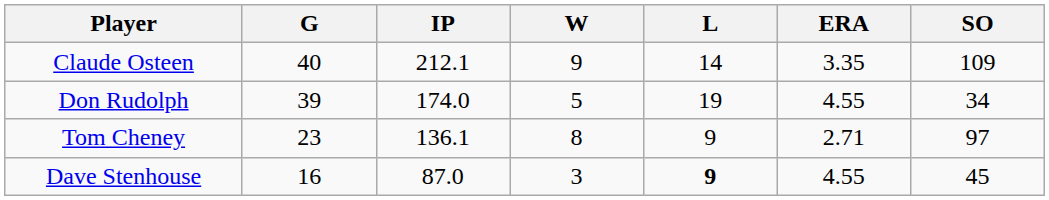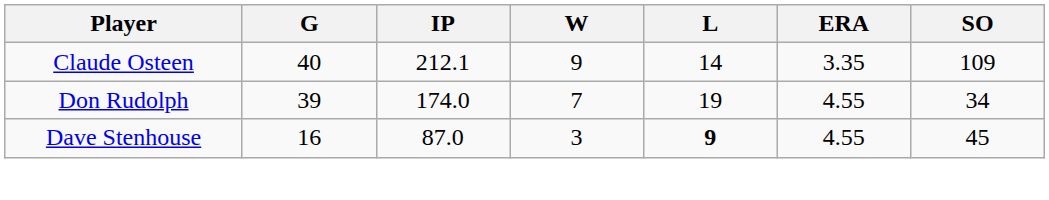(577, 99) 5 -> (577, 99) 7
- row: (124, 137)
